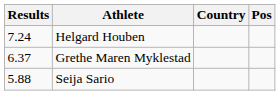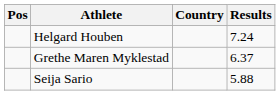columns swapped: (262, 15) <-> (28, 15)
